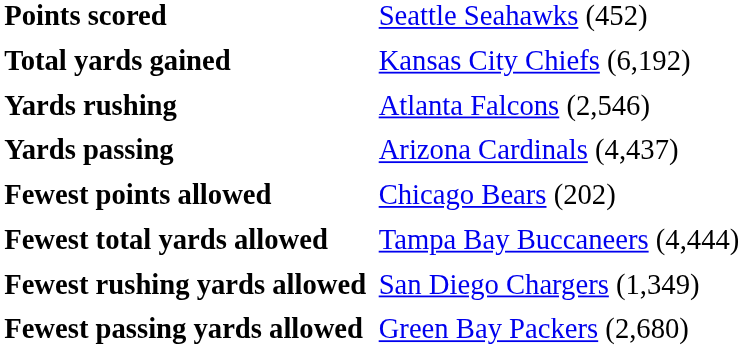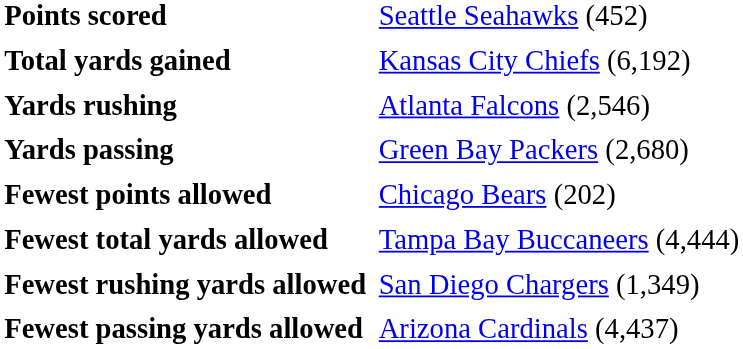(529, 150) Arizona Cardinals (4,437) -> (534, 150) Green Bay Packers (2,680)
(534, 329) Green Bay Packers (2,680) -> (529, 329) Arizona Cardinals (4,437)
